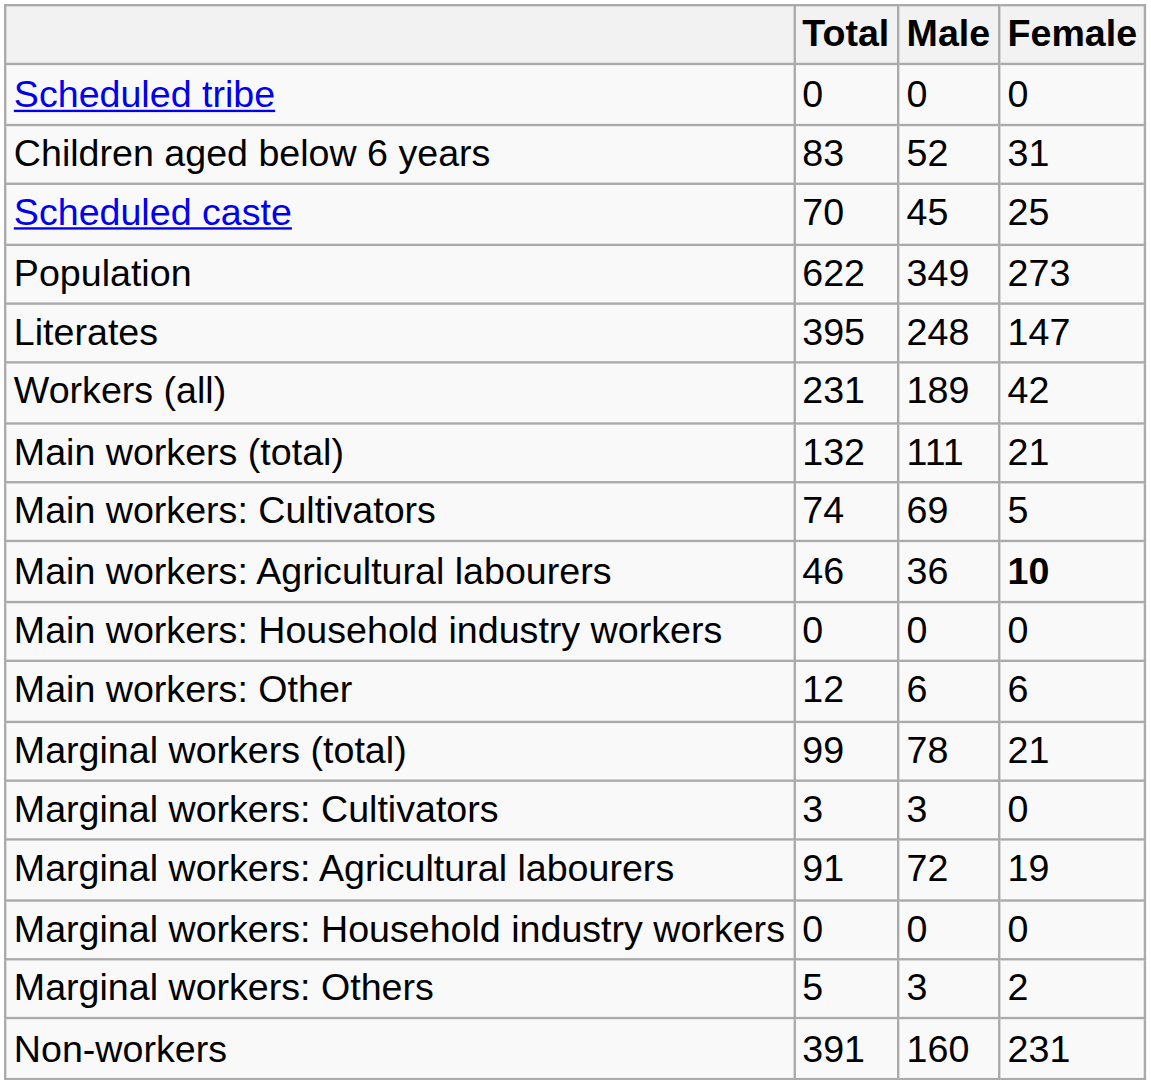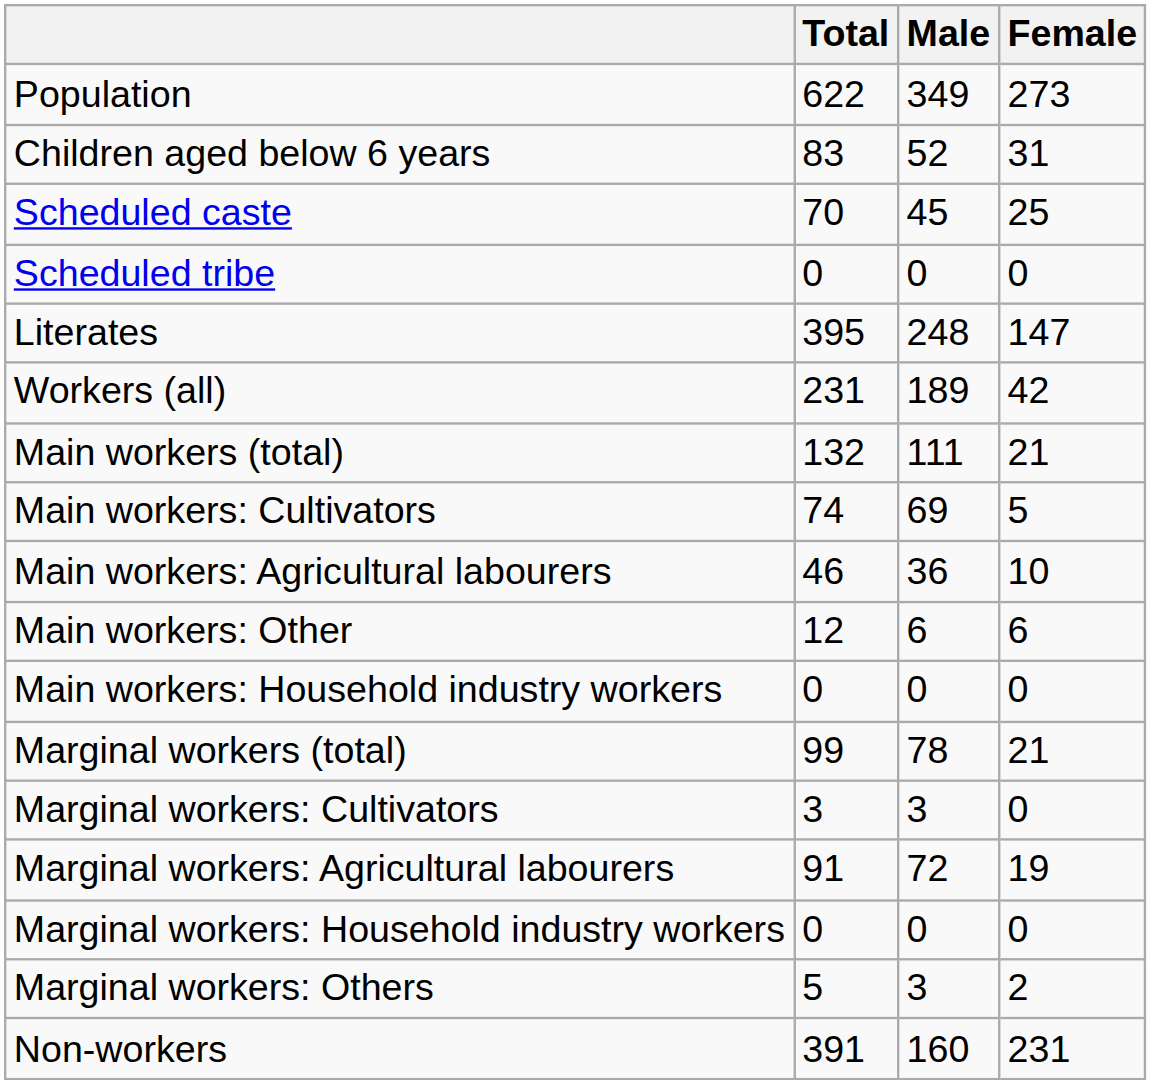rows swapped: (103, 272) <-> (144, 93)
(1028, 570) bold -> (1028, 570) normal
rows swapped: (368, 630) <-> (183, 690)
